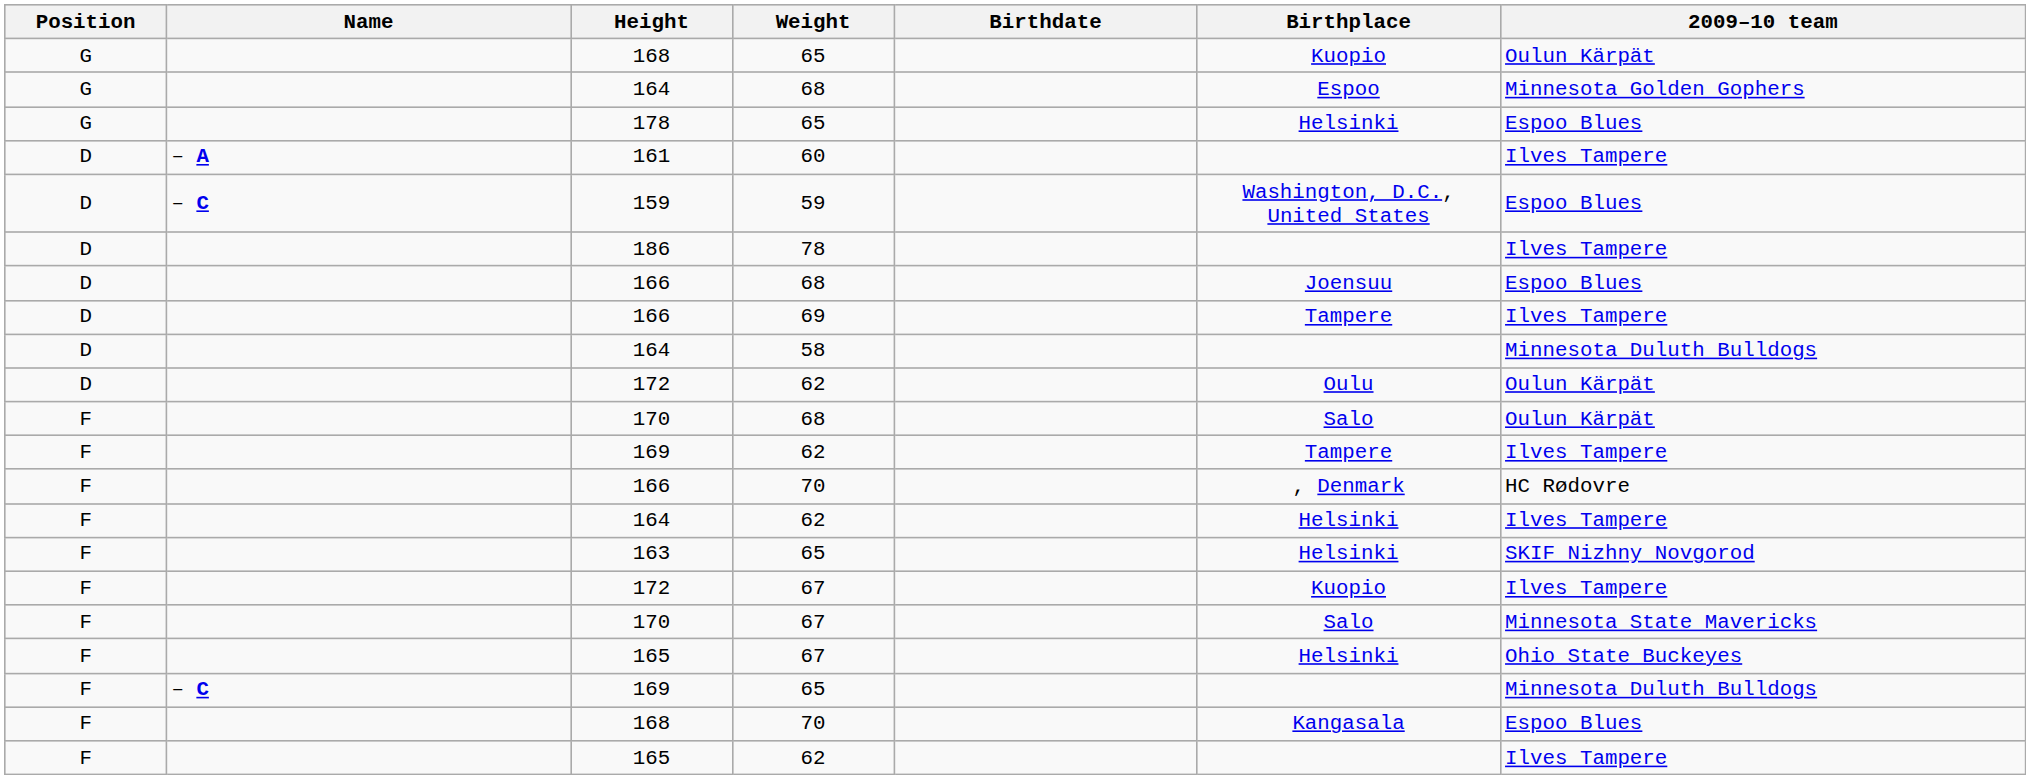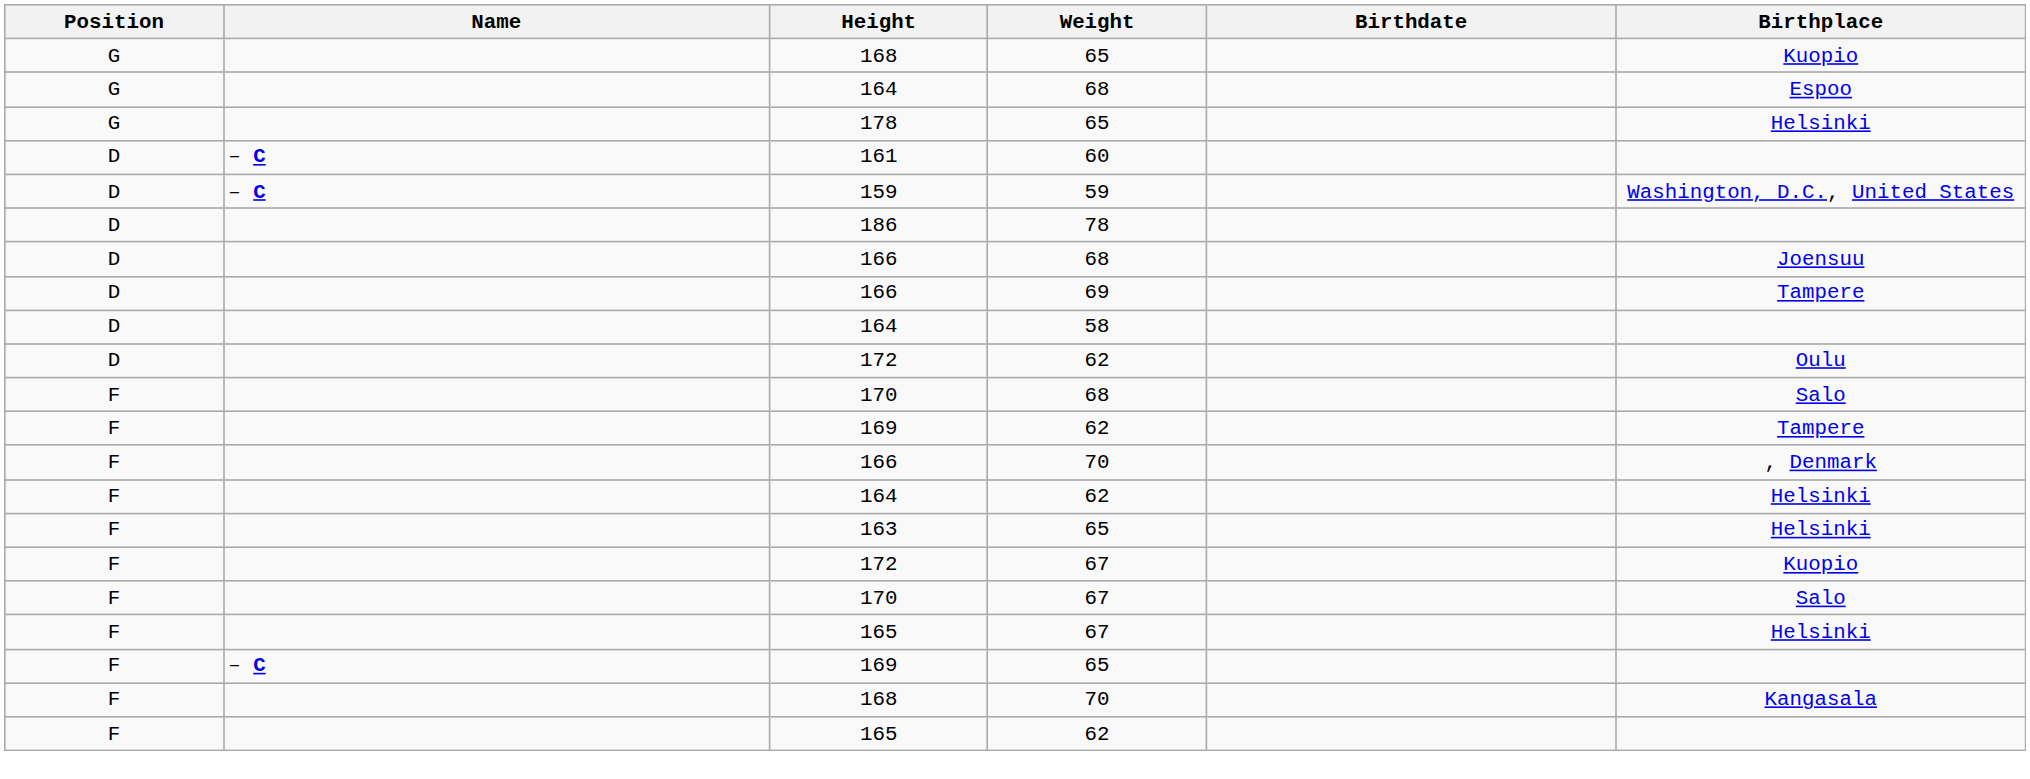- column: (1763, 22)
(190, 157) – A -> (247, 157) – C
